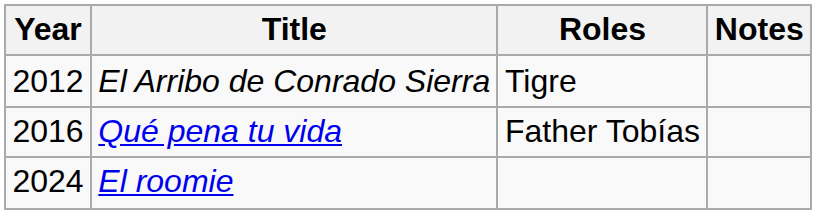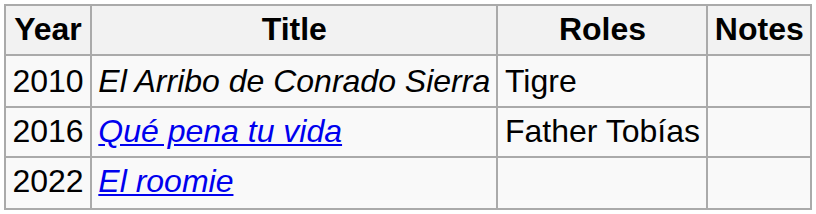(48, 80) 2012 -> (48, 80) 2010
(48, 182) 2024 -> (48, 182) 2022
